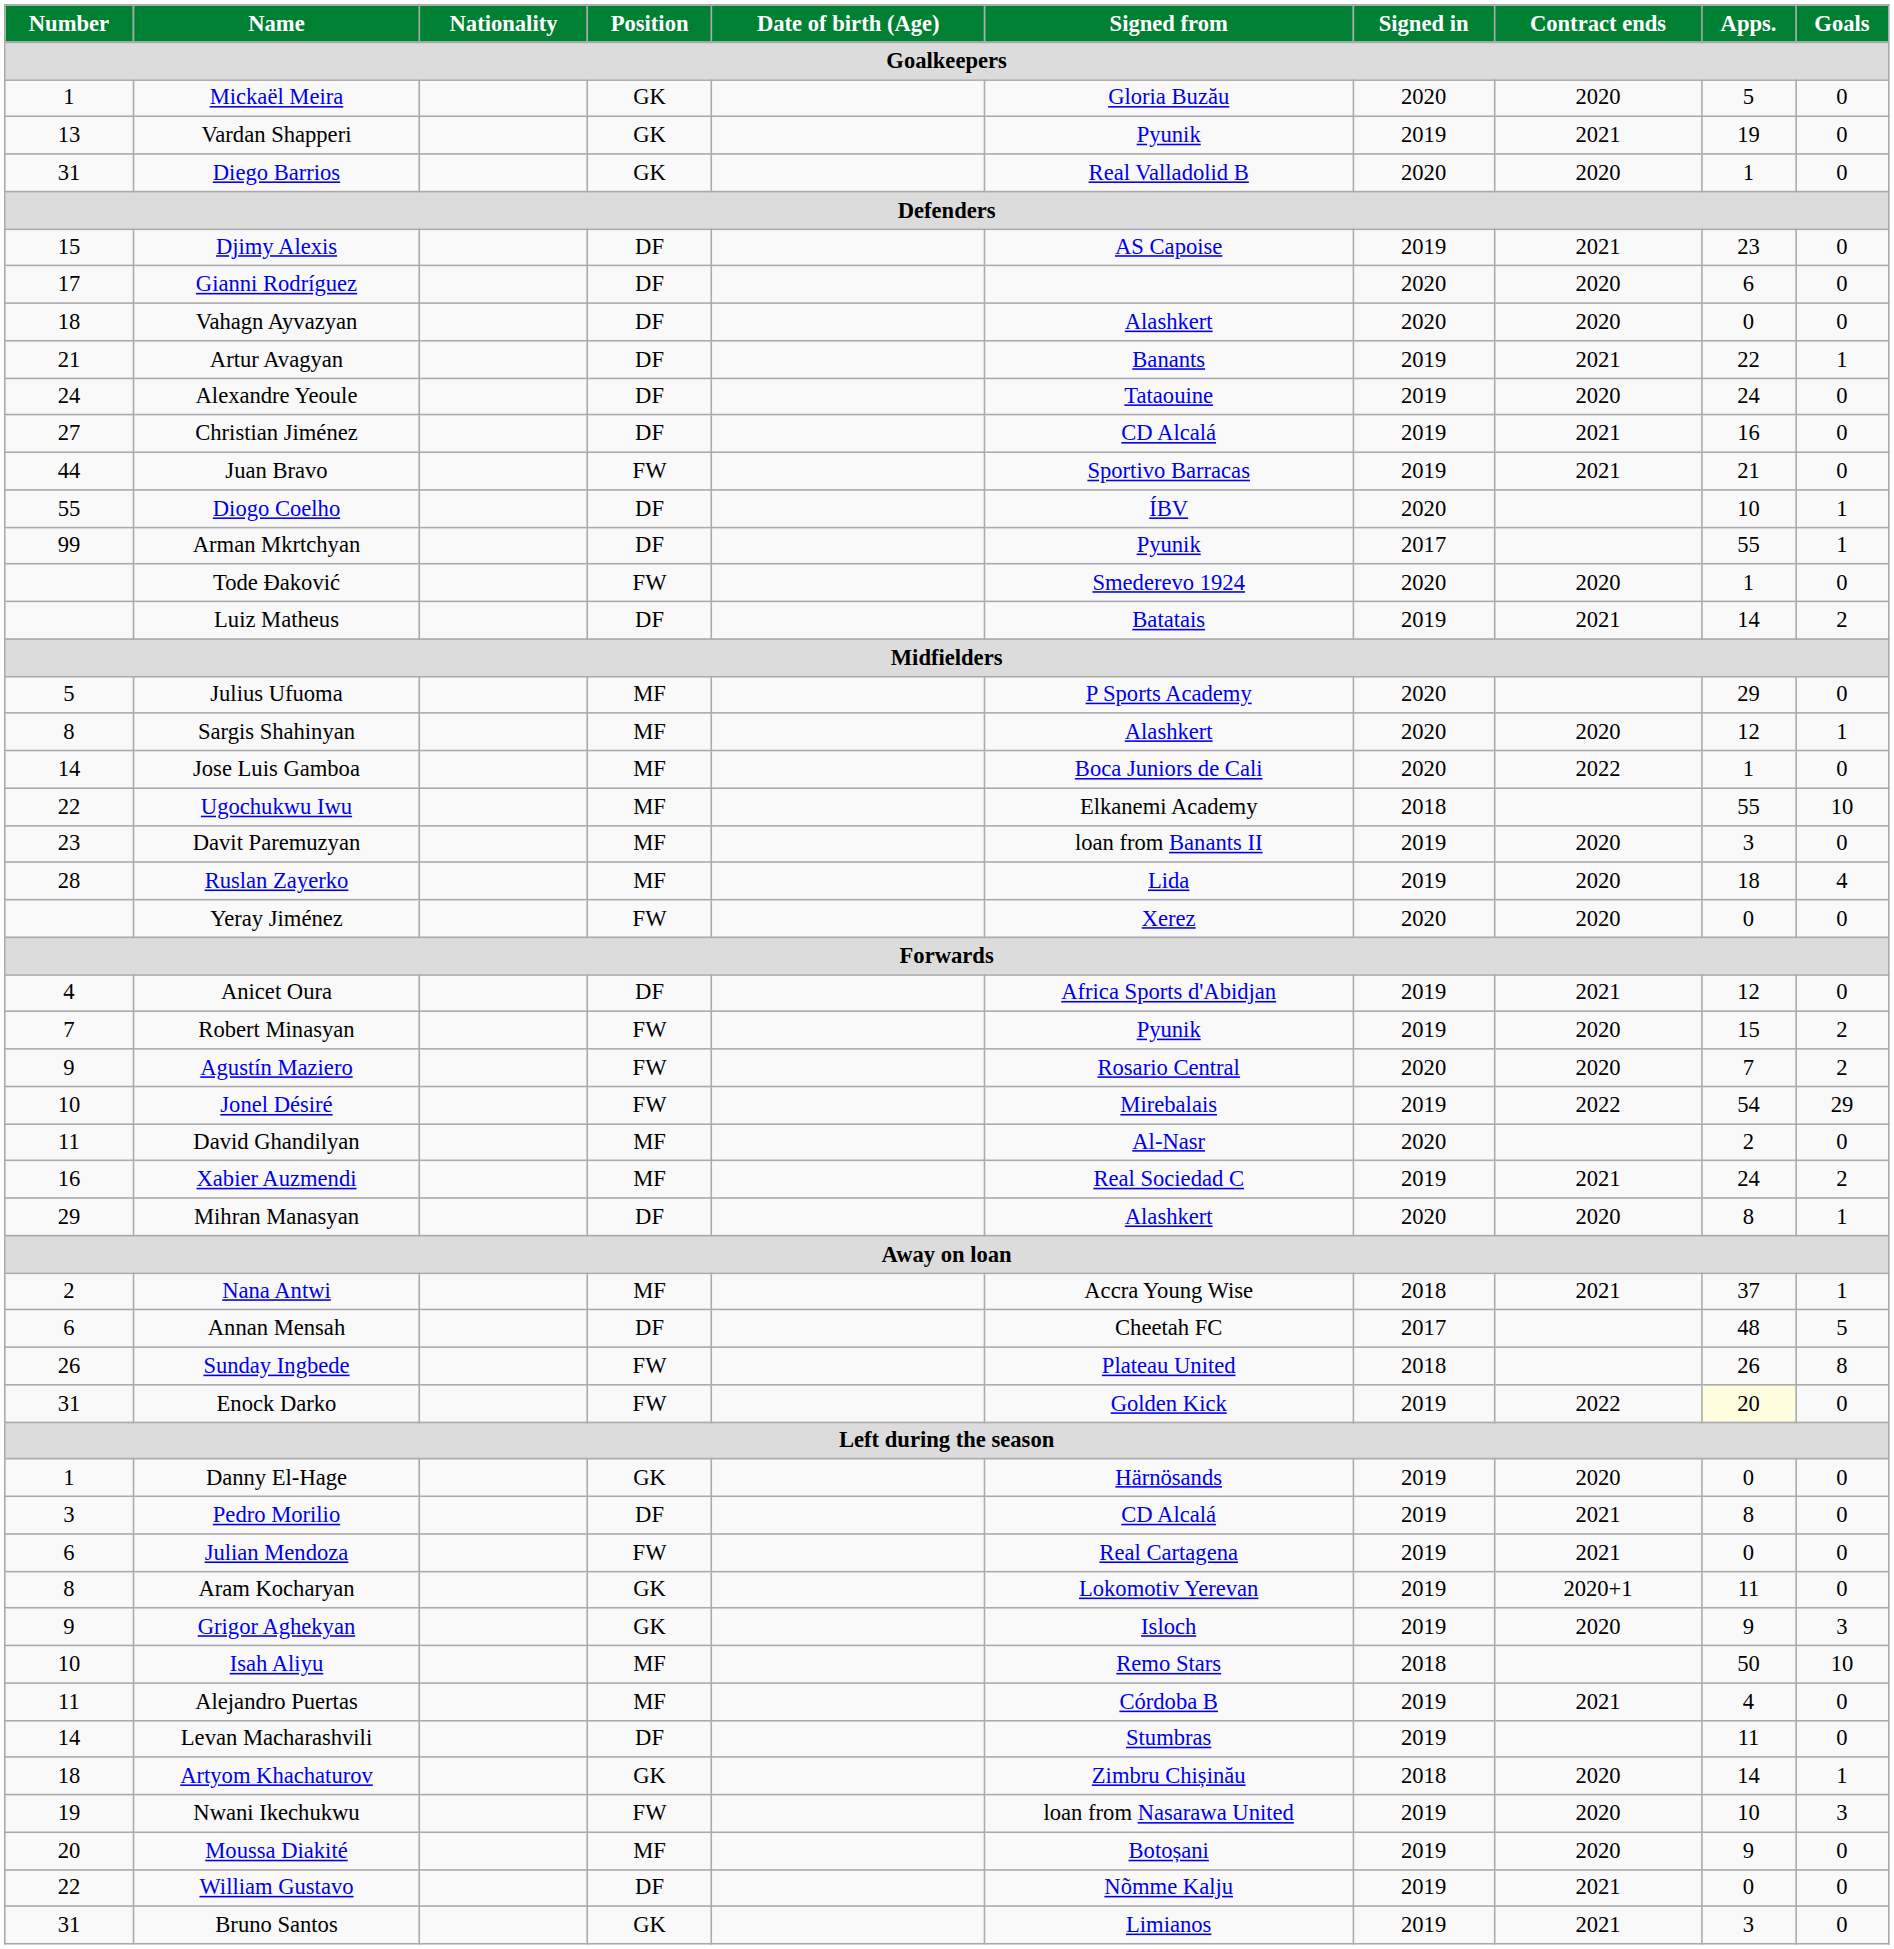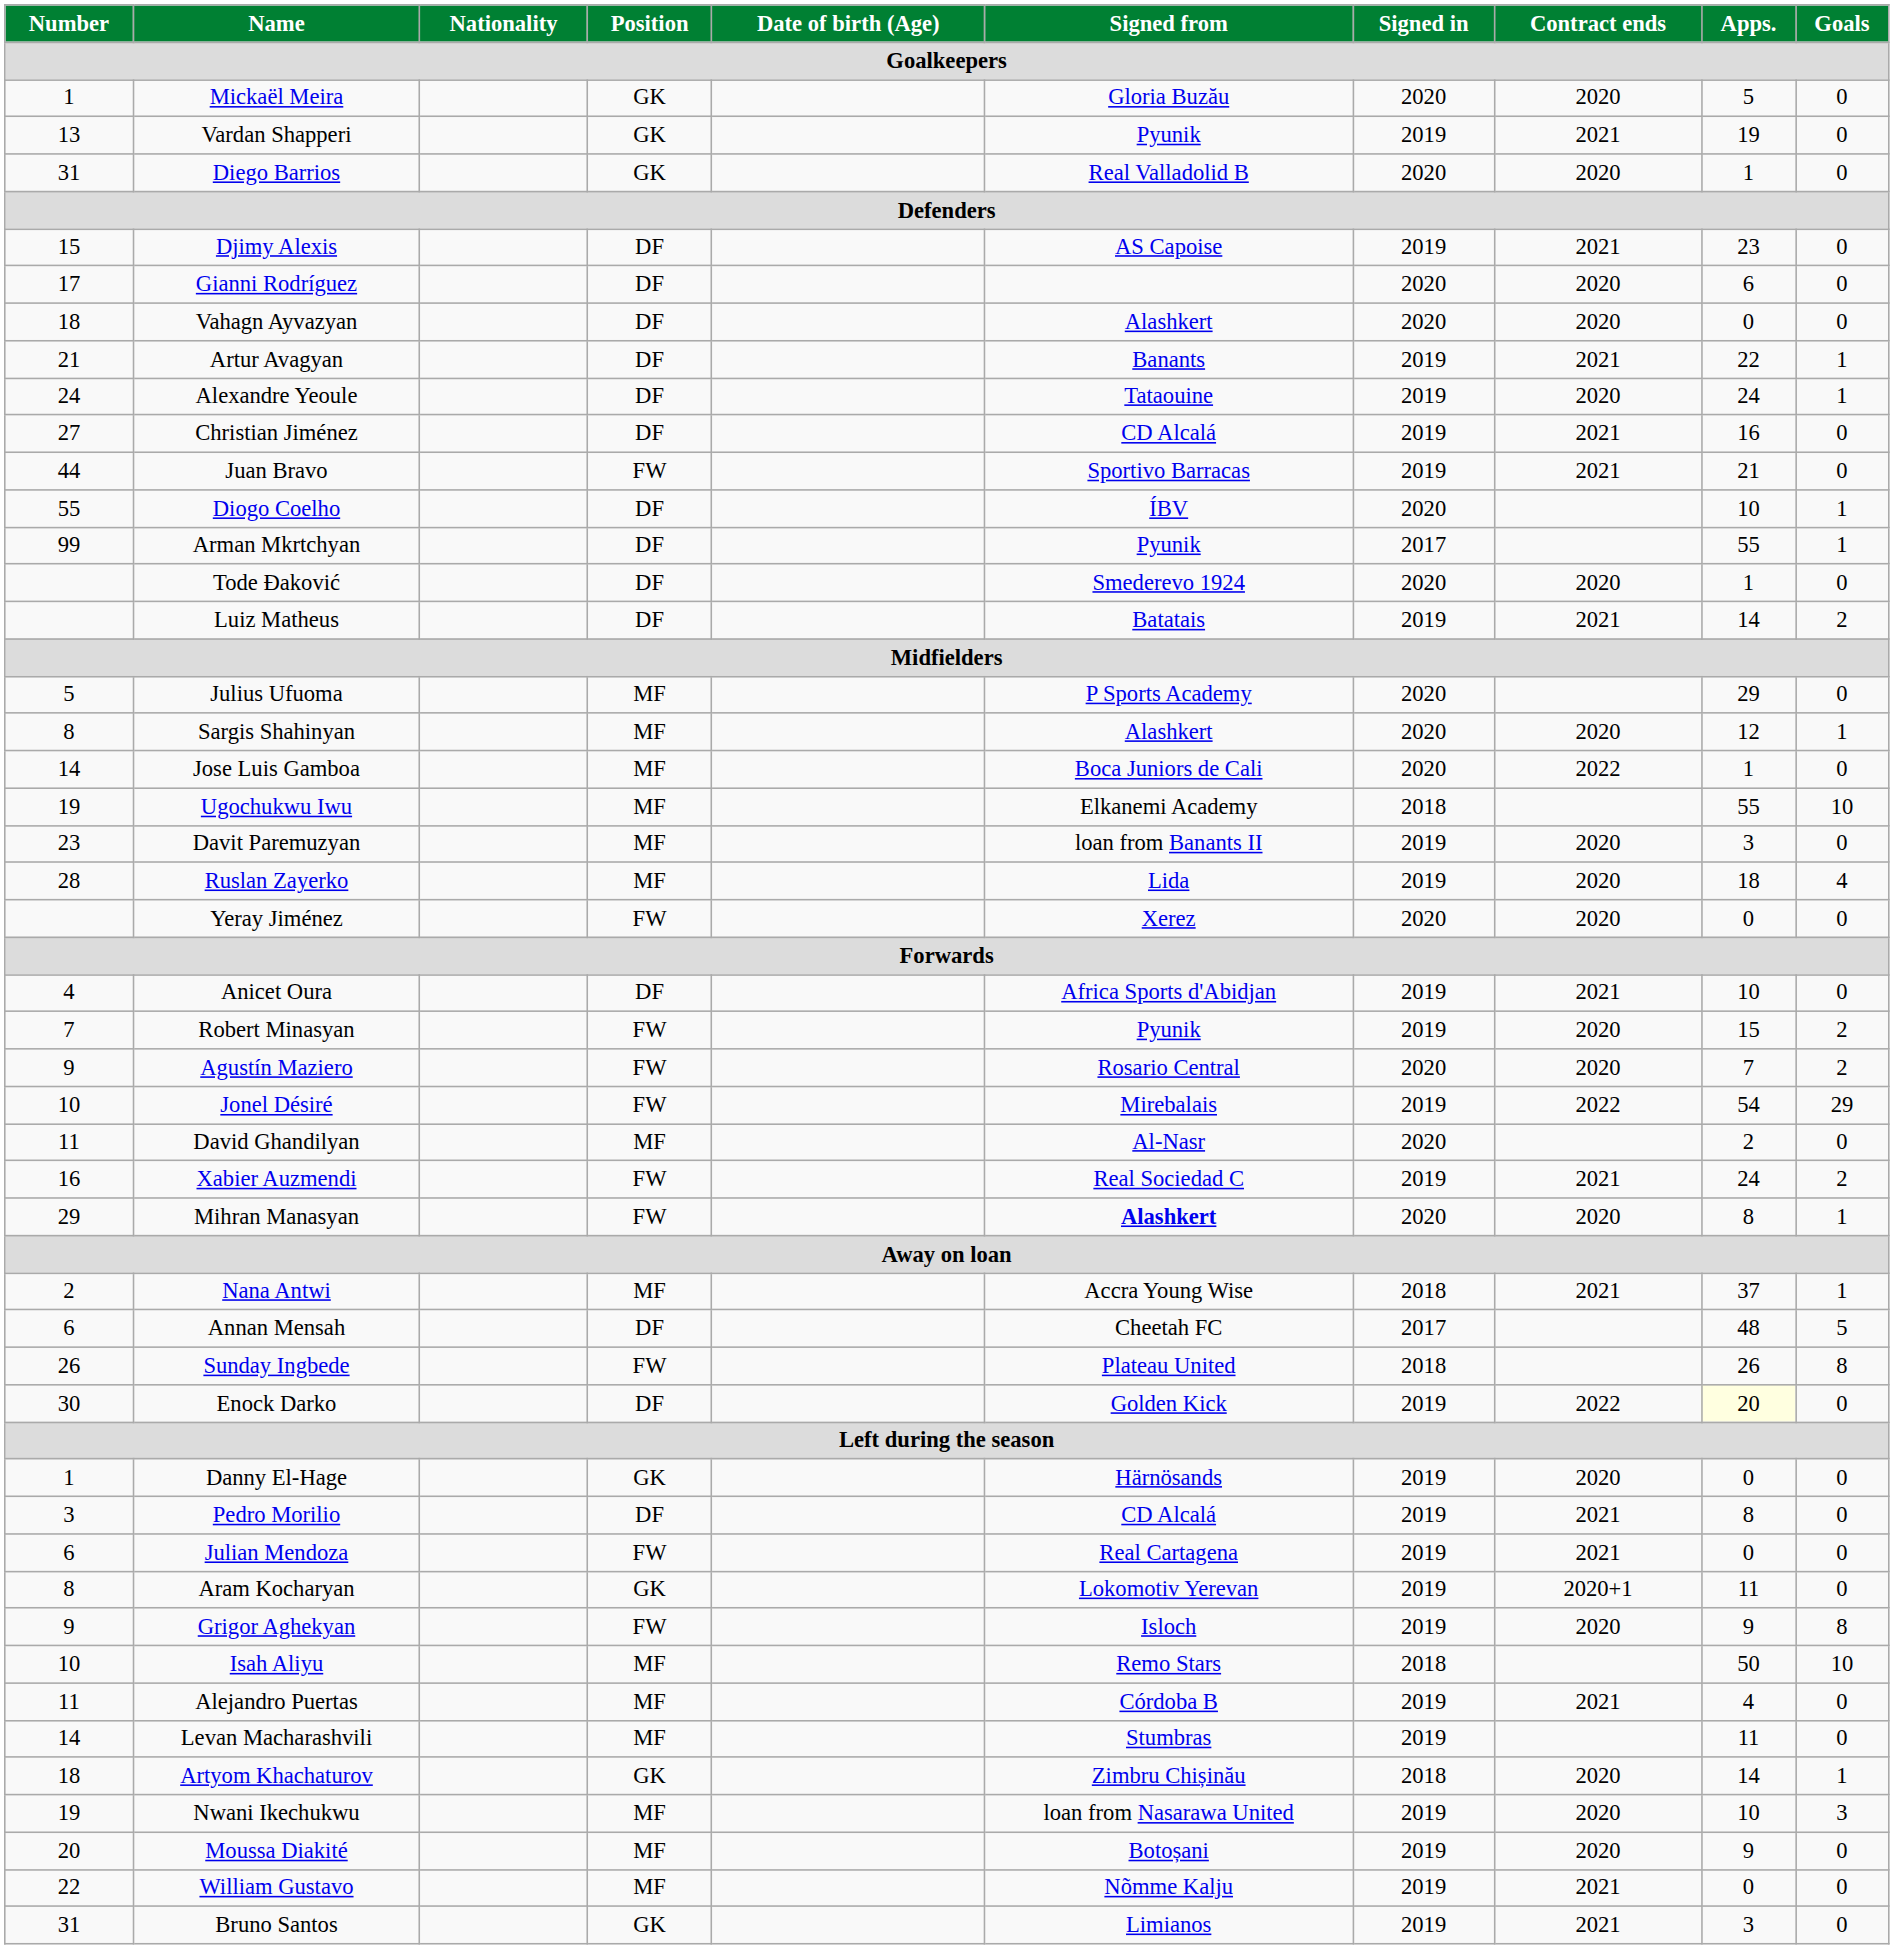(1842, 396) 0 -> (1842, 396) 1
(650, 582) FW -> (650, 582) DF
(69, 806) 22 -> (69, 806) 19
(1749, 993) 12 -> (1749, 993) 10
(650, 1179) MF -> (650, 1179) FW
(650, 1216) DF -> (650, 1216) FW
(1169, 1216) normal -> (1169, 1216) bold
(69, 1403) 31 -> (69, 1403) 30
(650, 1403) FW -> (650, 1403) DF
(650, 1626) GK -> (650, 1626) FW
(1842, 1626) 3 -> (1842, 1626) 8
(650, 1738) DF -> (650, 1738) MF
(650, 1813) FW -> (650, 1813) MF
(650, 1887) DF -> (650, 1887) MF
